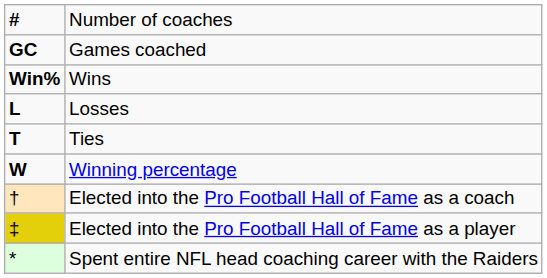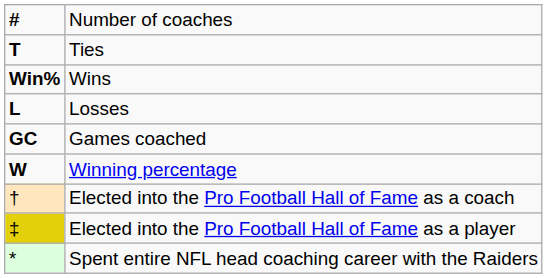rows swapped: (138, 50) <-> (87, 139)
